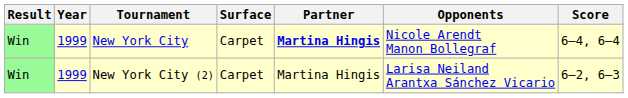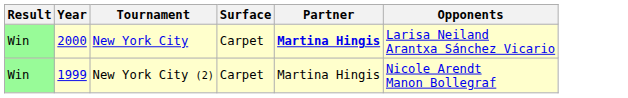- column: (590, 14)
(72, 41) 1999 -> (72, 41) 2000
(441, 41) Nicole Arendt Manon Bollegraf -> (471, 41) Larisa Neiland Arantxa Sánchez Vicario
(471, 75) Larisa Neiland Arantxa Sánchez Vicario -> (441, 75) Nicole Arendt Manon Bollegraf
